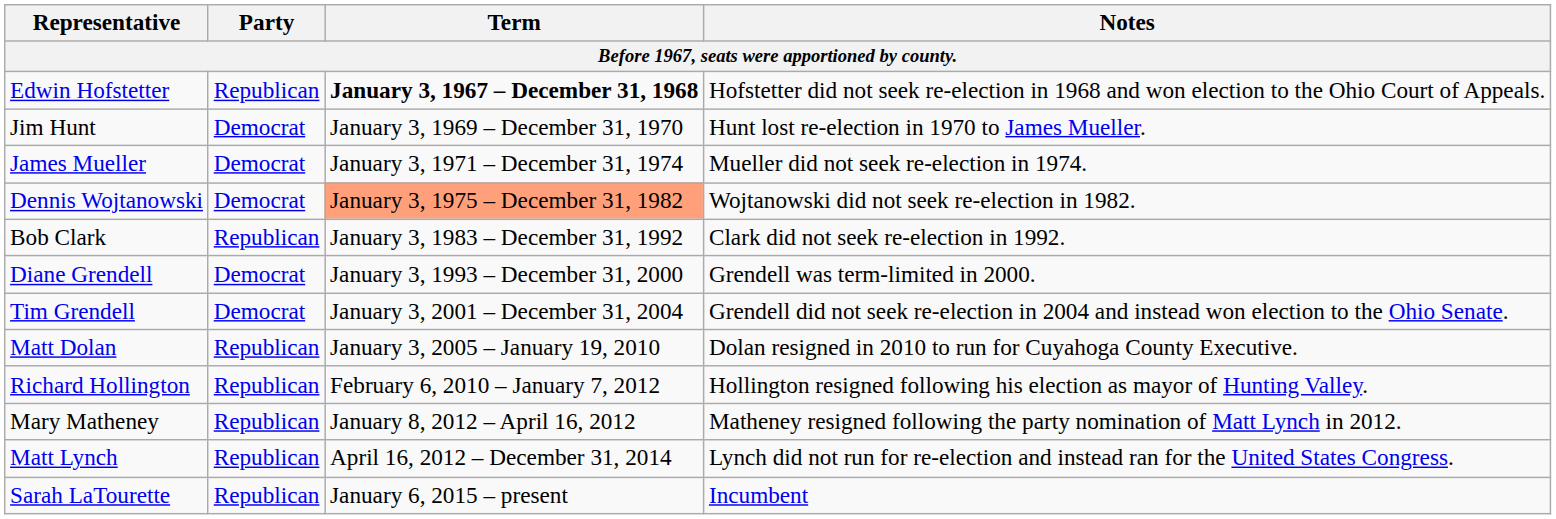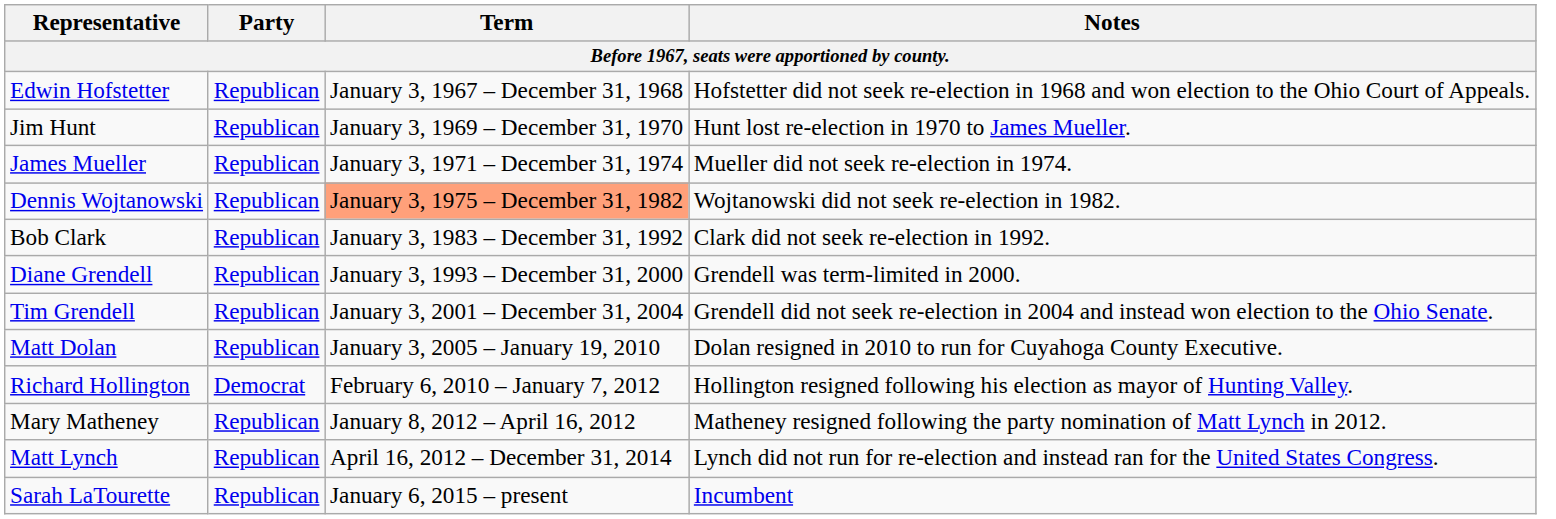(514, 90) bold -> (507, 90) normal
(259, 127) Democrat -> (267, 127) Republican
(259, 163) Democrat -> (267, 163) Republican
(259, 200) Democrat -> (267, 200) Republican
(259, 274) Democrat -> (267, 274) Republican
(259, 311) Democrat -> (267, 311) Republican
(267, 384) Republican -> (259, 384) Democrat
